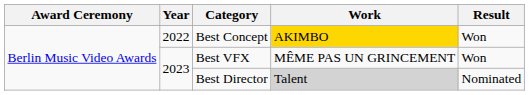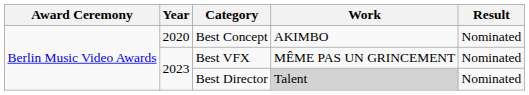(176, 36) 2022 -> (176, 36) 2020
(301, 36) gold background -> (301, 36) no background
(474, 36) Won -> (491, 36) Nominated
(474, 57) Won -> (491, 57) Nominated
